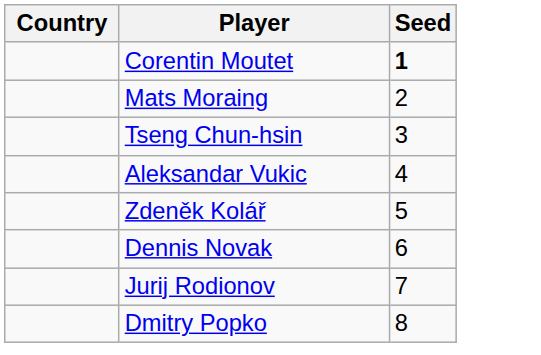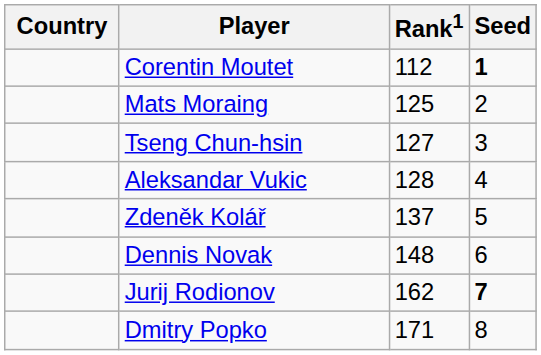+ column: (429, 26)
(401, 286) normal -> (481, 292) bold
